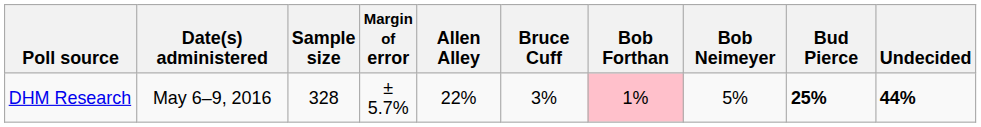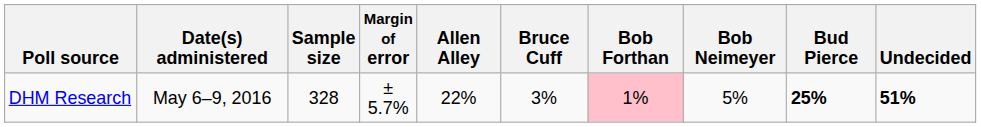(898, 97) 44% -> (898, 97) 51%
